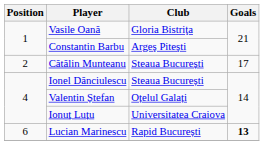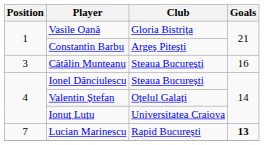(25, 64) 2 -> (25, 64) 3
(243, 64) 17 -> (243, 64) 16
(25, 132) 6 -> (25, 132) 7
